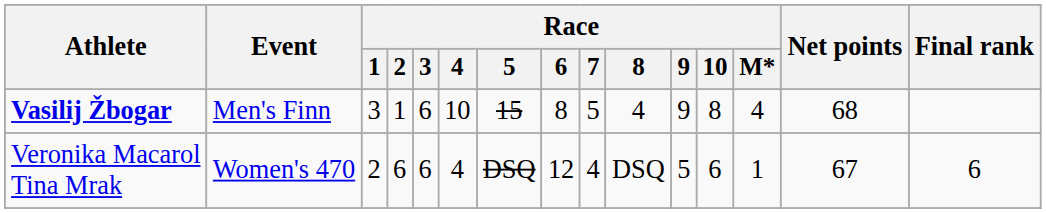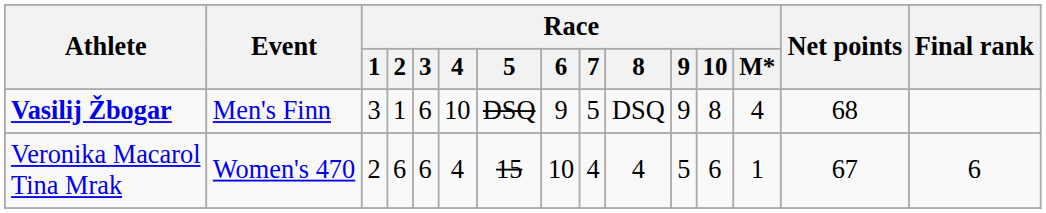(509, 111) 15 -> (509, 111) DSQ
(561, 111) 8 -> (561, 111) 9
(638, 111) 4 -> (638, 111) DSQ
(509, 170) DSQ -> (509, 170) 15
(561, 170) 12 -> (561, 170) 10
(638, 170) DSQ -> (638, 170) 4
